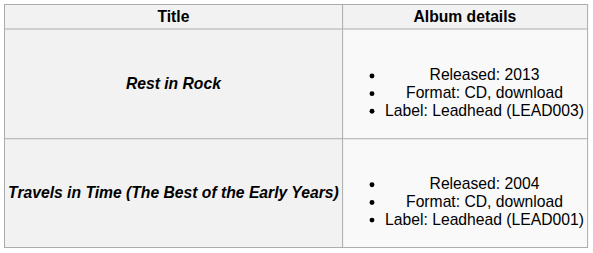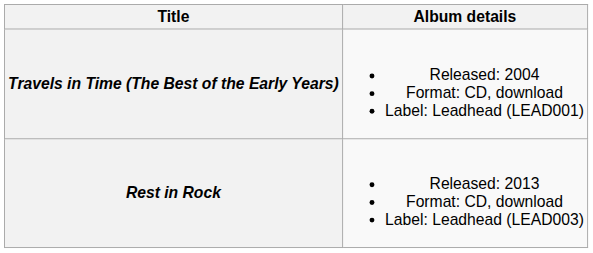rows swapped: (173, 193) <-> (173, 83)
